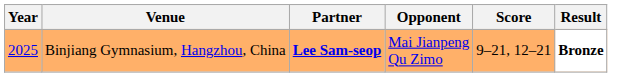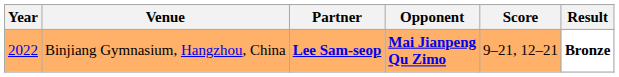(23, 50) 2025 -> (23, 50) 2022
(429, 50) normal -> (432, 50) bold
